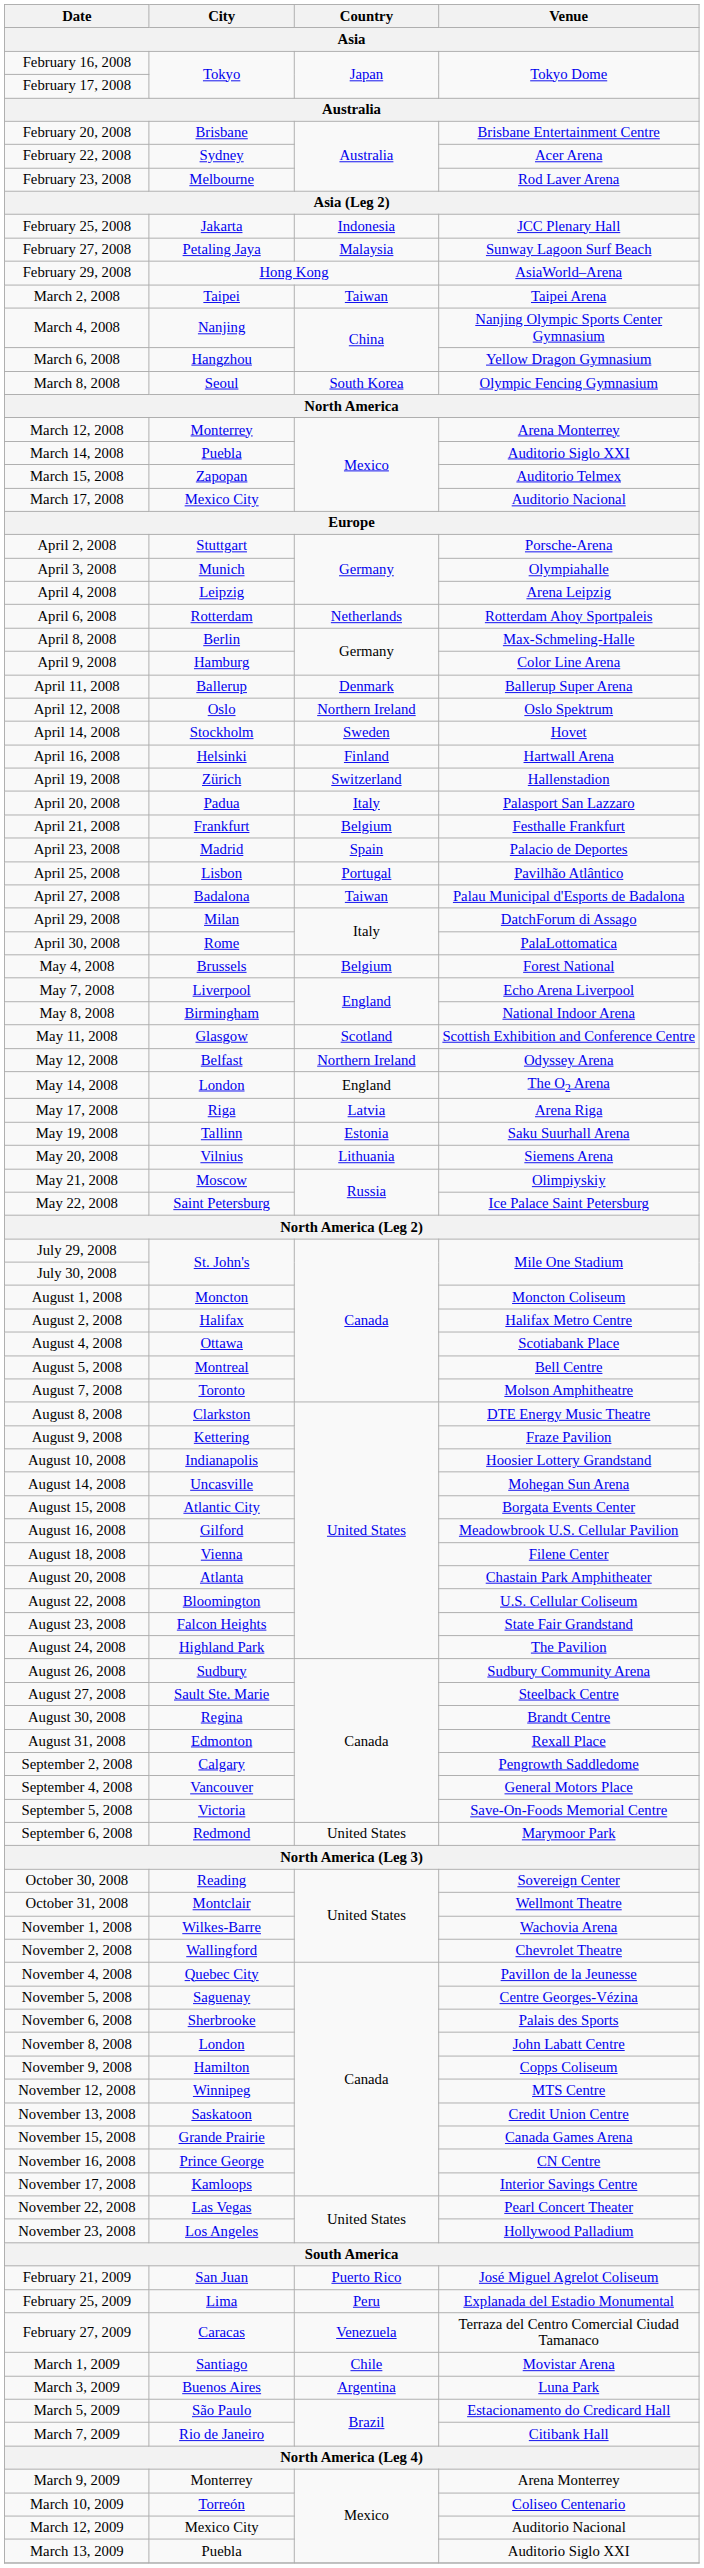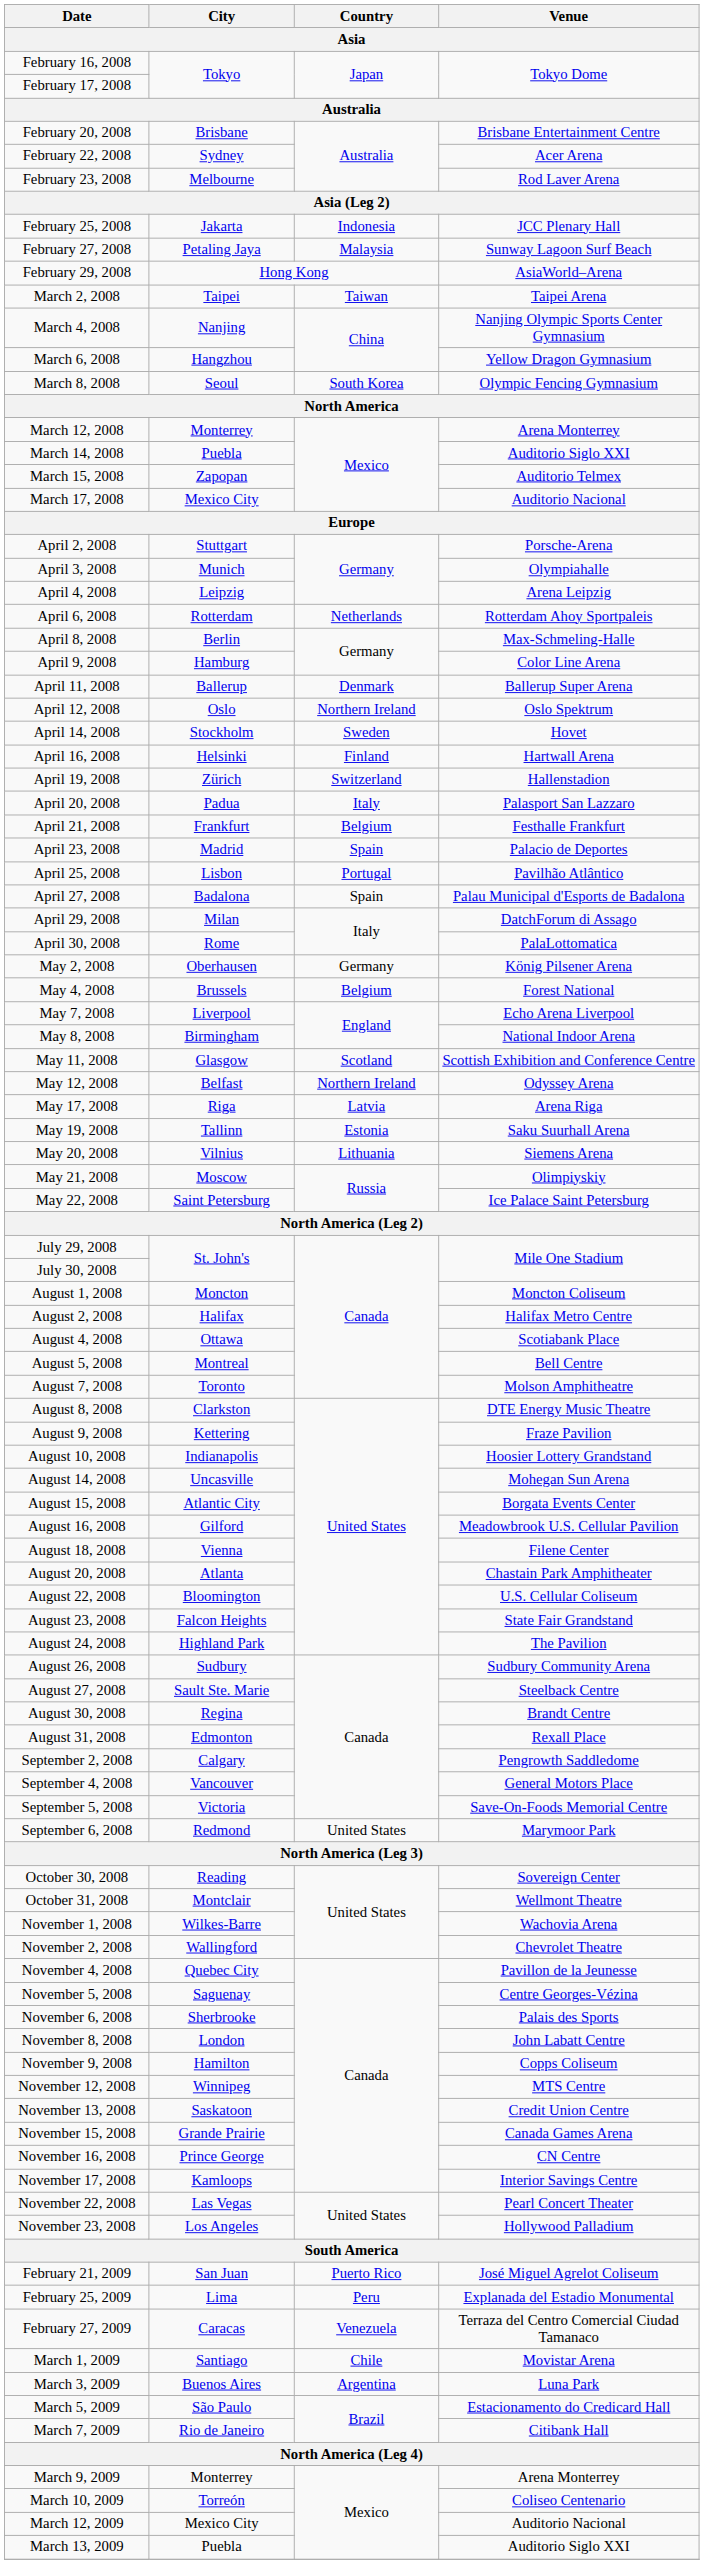(366, 896) Taiwan -> (366, 896) Spain
+ row: (77, 966)
- row: (77, 1085)
